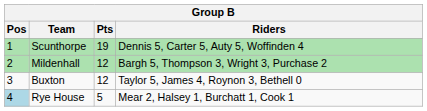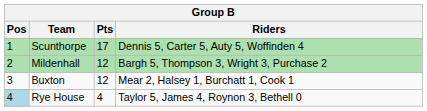(103, 47) 19 -> (103, 47) 17
(210, 81) Taylor 5, James 4, Roynon 3, Bethell 0 -> (206, 81) Mear 2, Halsey 1, Burchatt 1, Cook 1
(100, 98) 5 -> (100, 98) 4
(206, 98) Mear 2, Halsey 1, Burchatt 1, Cook 1 -> (210, 98) Taylor 5, James 4, Roynon 3, Bethell 0
